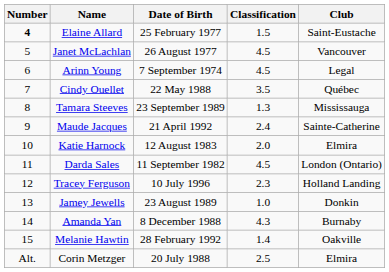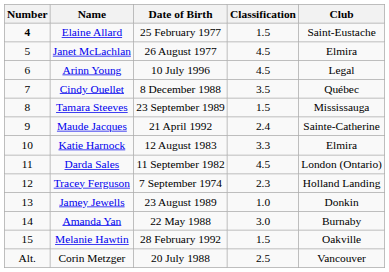(342, 51) Vancouver -> (342, 51) Elmira
(181, 70) 7 September 1974 -> (181, 70) 10 July 1996
(181, 89) 22 May 1988 -> (181, 89) 8 December 1988
(263, 108) 1.3 -> (263, 108) 1.5
(263, 145) 2.0 -> (263, 145) 3.3
(181, 183) 10 July 1996 -> (181, 183) 7 September 1974
(181, 220) 8 December 1988 -> (181, 220) 22 May 1988
(263, 220) 4.3 -> (263, 220) 3.0
(263, 239) 1.4 -> (263, 239) 1.5
(342, 258) Elmira -> (342, 258) Vancouver
